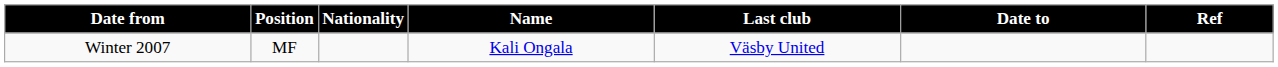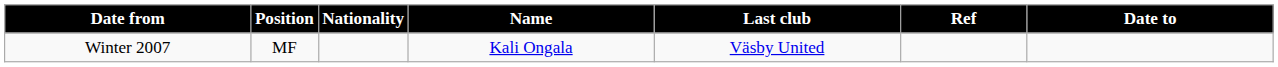columns swapped: (1023, 19) <-> (1210, 19)
